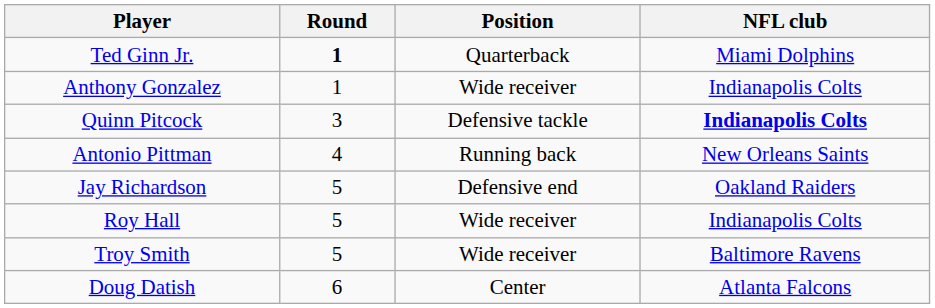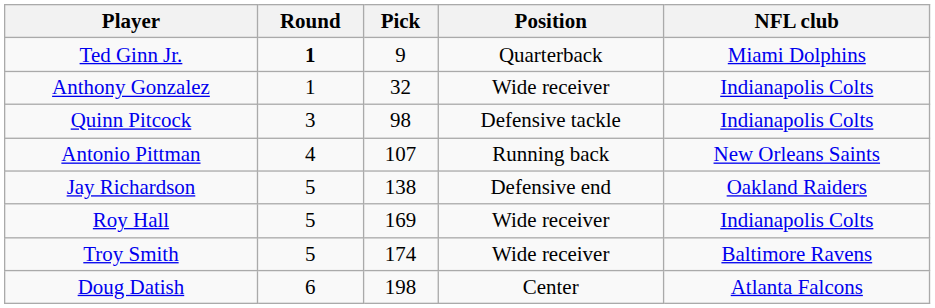+ column: (400, 21)
(785, 120) bold -> (797, 120) normal
